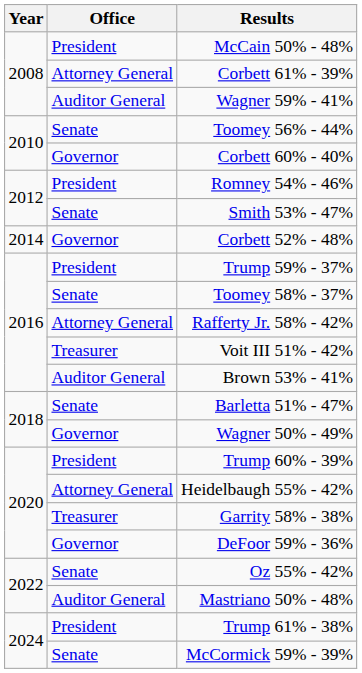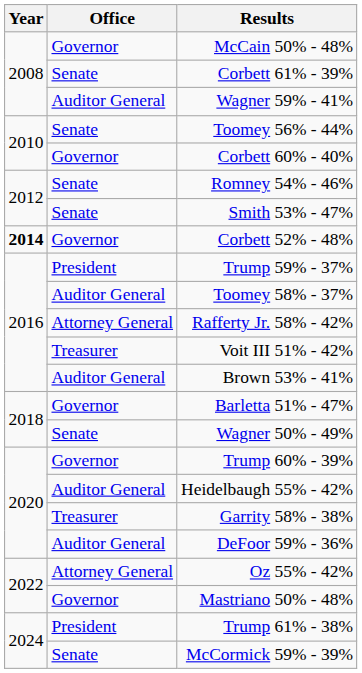(84, 45) President -> (85, 45) Governor
(112, 73) Attorney General -> (75, 73) Senate
(84, 184) President -> (75, 184) Senate
(26, 239) normal -> (26, 239) bold
(75, 294) Senate -> (108, 294) Auditor General
(75, 405) Senate -> (85, 405) Governor
(85, 433) Governor -> (75, 433) Senate
(84, 460) President -> (85, 460) Governor
(112, 488) Attorney General -> (108, 488) Auditor General
(85, 543) Governor -> (108, 543) Auditor General
(75, 571) Senate -> (112, 571) Attorney General
(108, 599) Auditor General -> (85, 599) Governor
